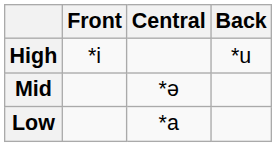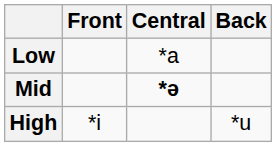rows swapped: (33, 55) <-> (33, 123)
(169, 89) normal -> (169, 89) bold
